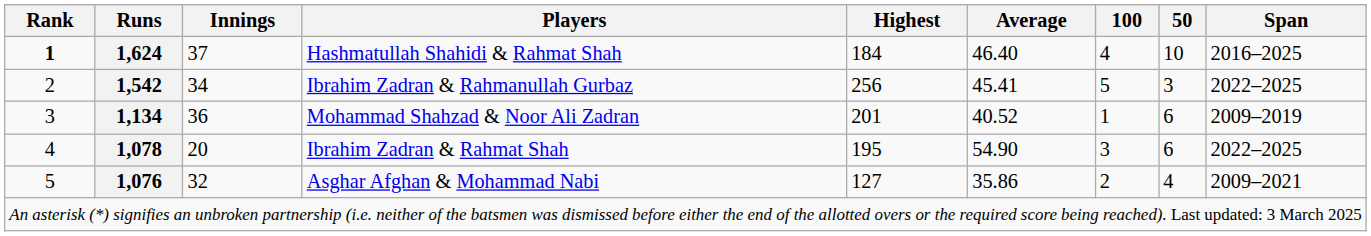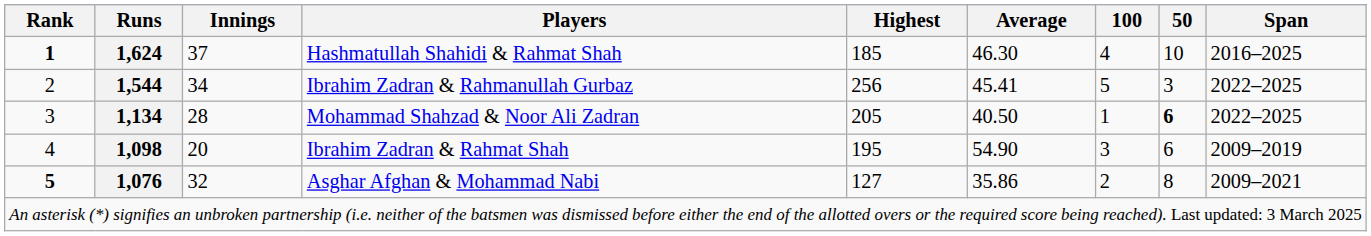(866, 52) 184 -> (866, 52) 185
(995, 52) 46.40 -> (995, 52) 46.30
(139, 85) 1,542 -> (139, 85) 1,544
(198, 117) 36 -> (198, 117) 28
(866, 117) 201 -> (866, 117) 205
(995, 117) 40.52 -> (995, 117) 40.50
(1168, 117) normal -> (1168, 117) bold
(1256, 117) 2009–2019 -> (1256, 117) 2022–2025
(139, 149) 1,078 -> (139, 149) 1,098
(1256, 149) 2022–2025 -> (1256, 149) 2009–2019
(50, 181) normal -> (50, 181) bold
(1168, 181) 4 -> (1168, 181) 8
